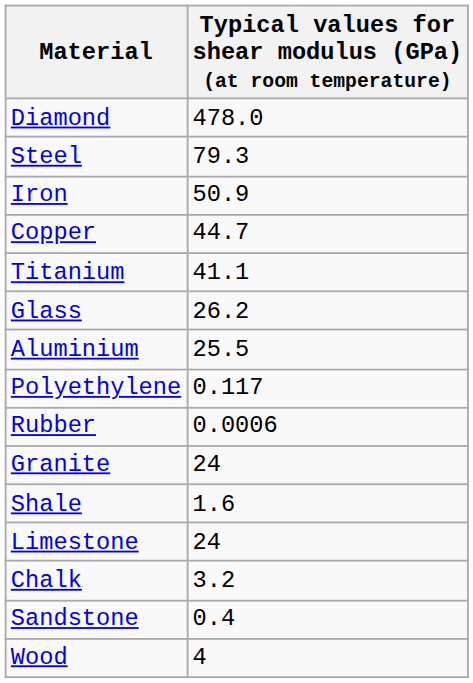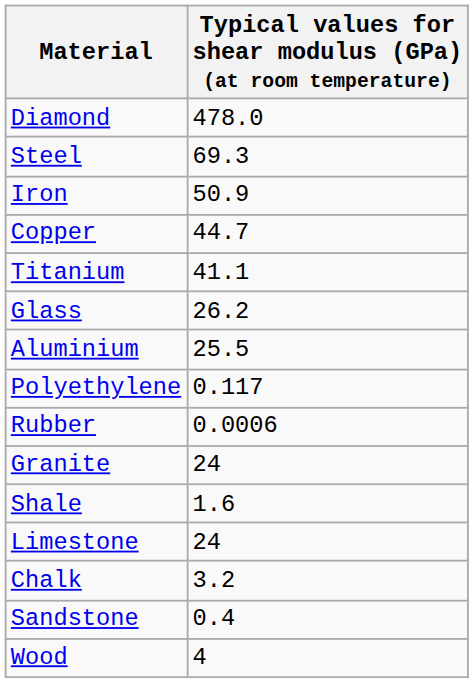(221, 157) 79.3 -> (221, 157) 69.3
